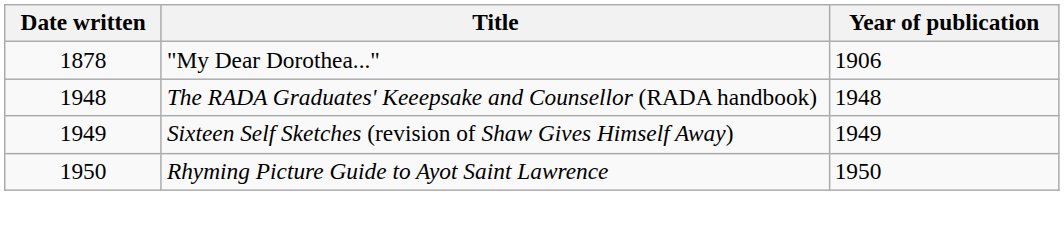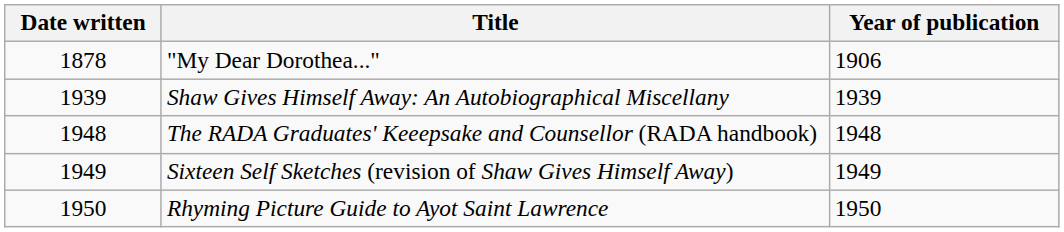+ row: (448, 97)
